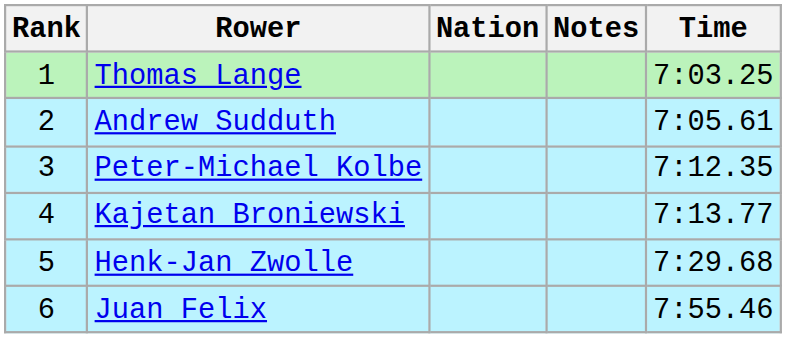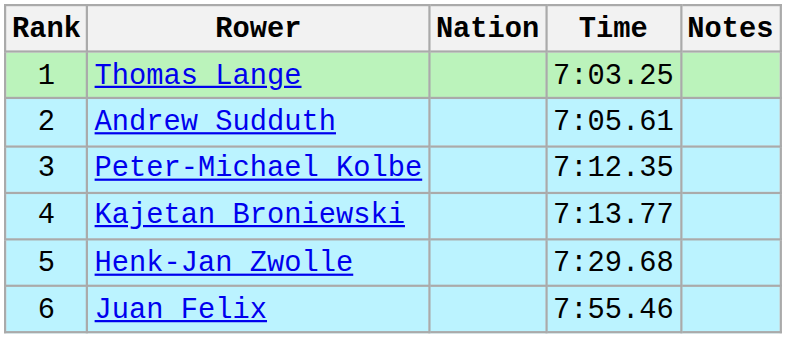columns swapped: (713, 29) <-> (596, 29)
